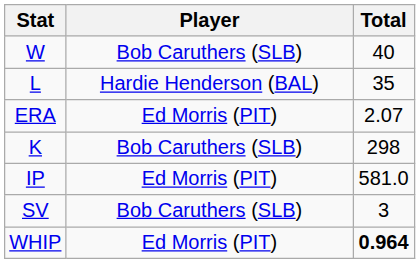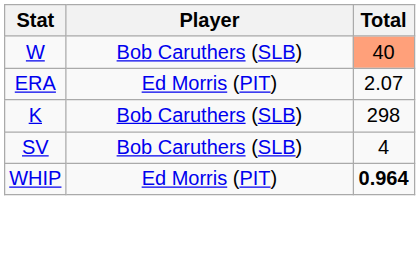(384, 52) no background -> (384, 52) lightsalmon background
- row: (35, 83)
- row: (35, 178)
(384, 210) 3 -> (384, 147) 4
